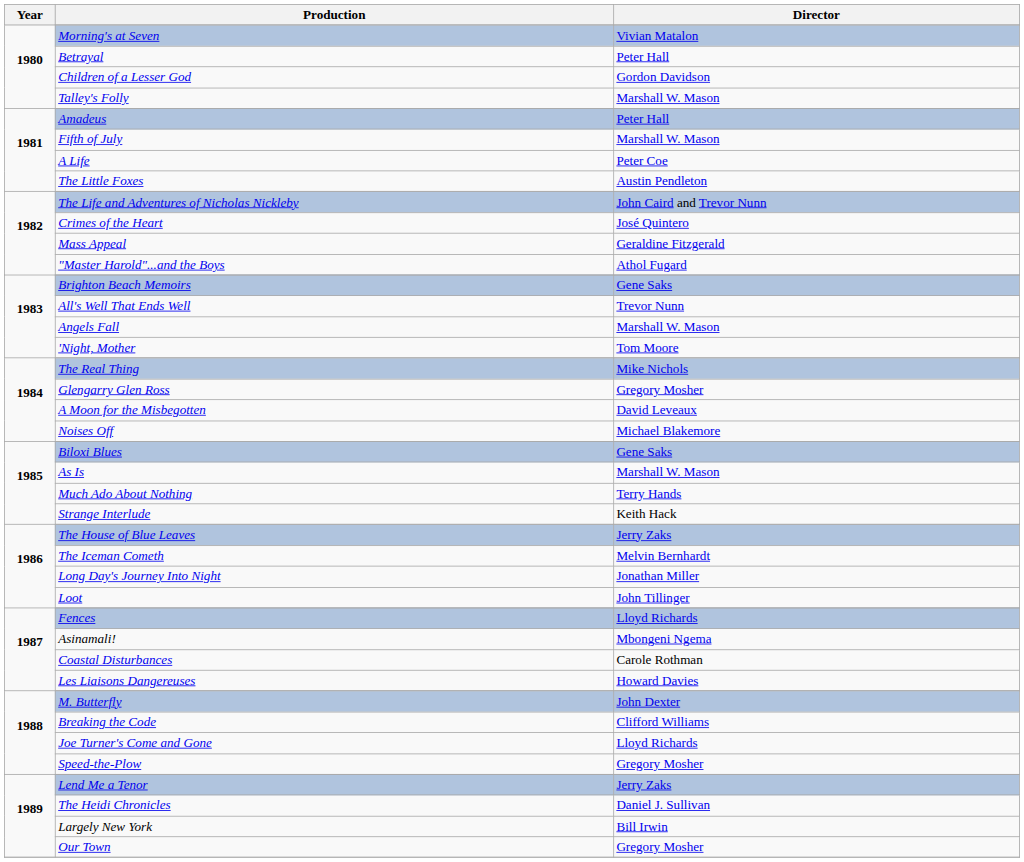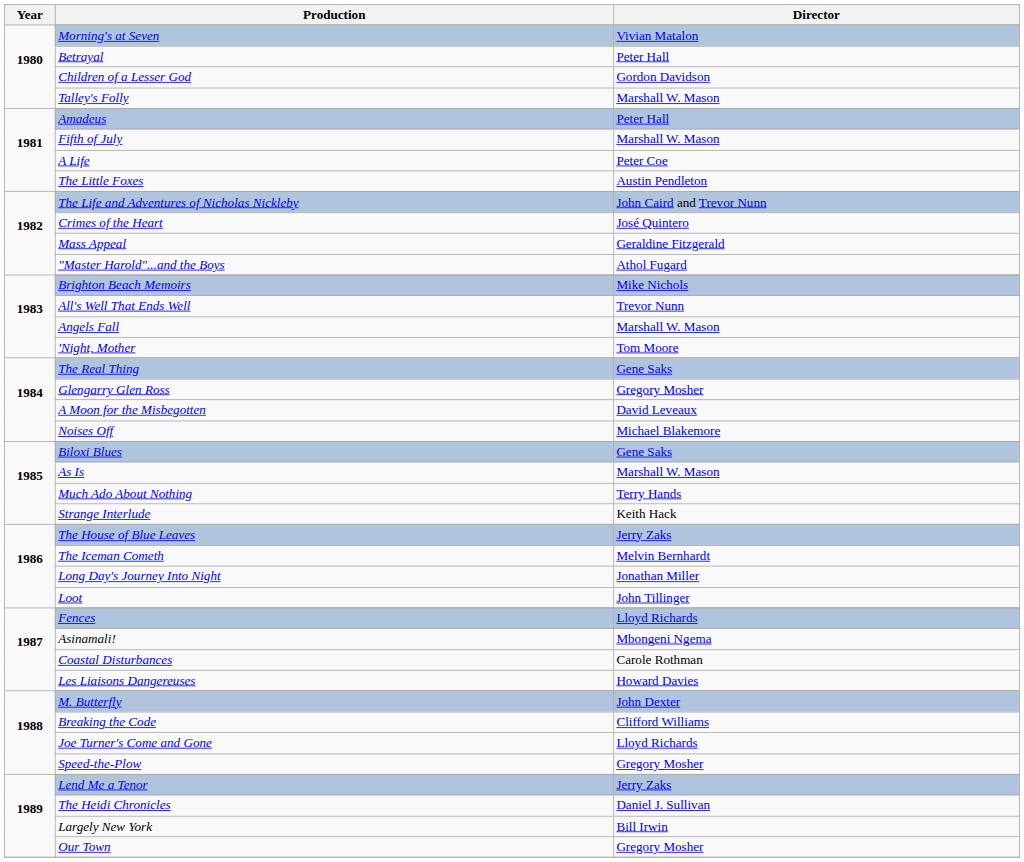(644, 285) Gene Saks -> (652, 285) Mike Nichols
(652, 368) Mike Nichols -> (644, 368) Gene Saks
